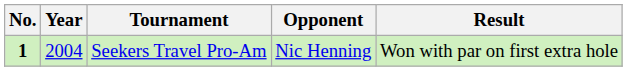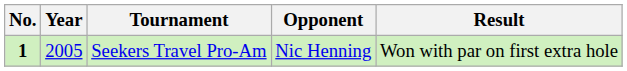(64, 50) 2004 -> (64, 50) 2005
